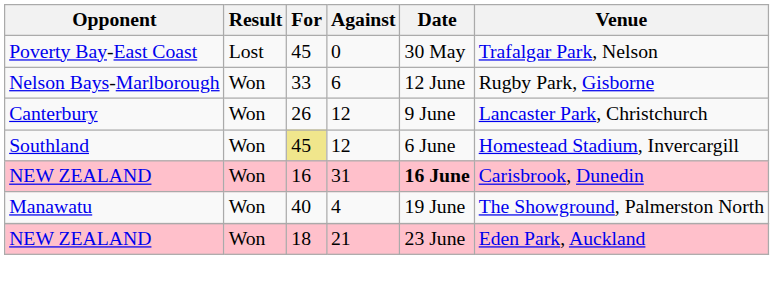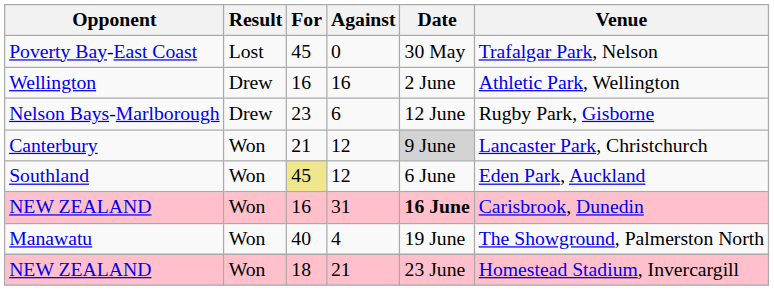+ row: (53, 82)
(247, 82) Won -> (251, 113) Drew
(301, 82) 33 -> (301, 113) 23
(301, 113) 26 -> (301, 144) 21
(430, 113) no background -> (430, 144) lightgrey background
(609, 144) Homestead Stadium, Invercargill -> (562, 176) Eden Park, Auckland
(562, 238) Eden Park, Auckland -> (609, 269) Homestead Stadium, Invercargill
